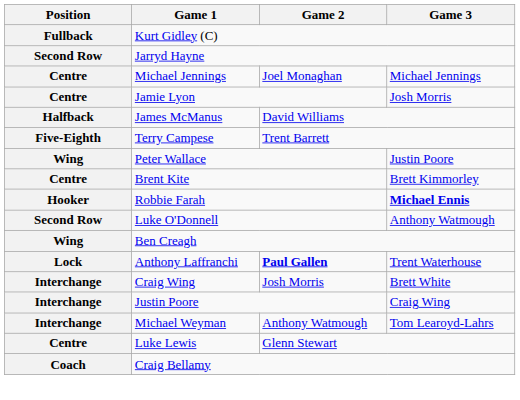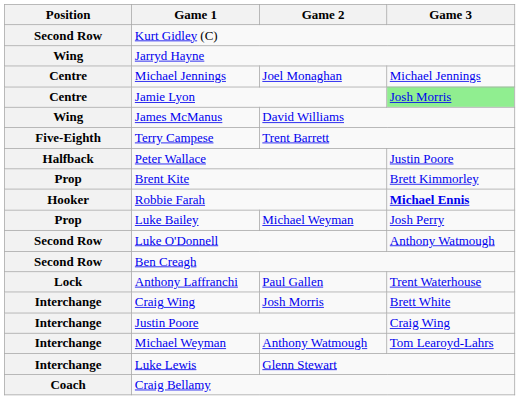(68, 35) Fullback -> (68, 35) Second Row
(68, 55) Second Row -> (68, 55) Wing
(421, 96) no background -> (421, 96) lightgreen background
(68, 117) Halfback -> (68, 117) Wing
(68, 158) Wing -> (68, 158) Halfback
(68, 179) Centre -> (68, 179) Prop
+ row: (167, 220)
(68, 240) Wing -> (68, 261) Second Row
(295, 261) bold -> (293, 281) normal
(68, 343) Centre -> (68, 364) Interchange
